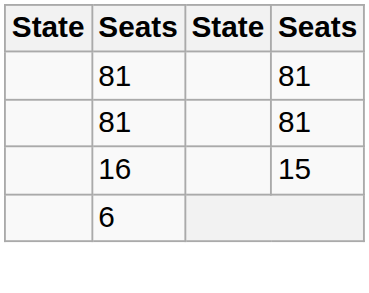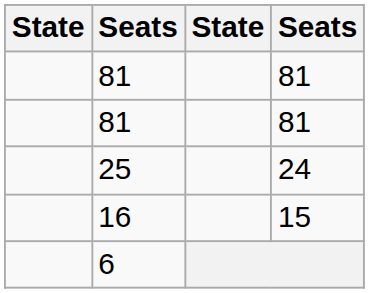+ row: (115, 169)
